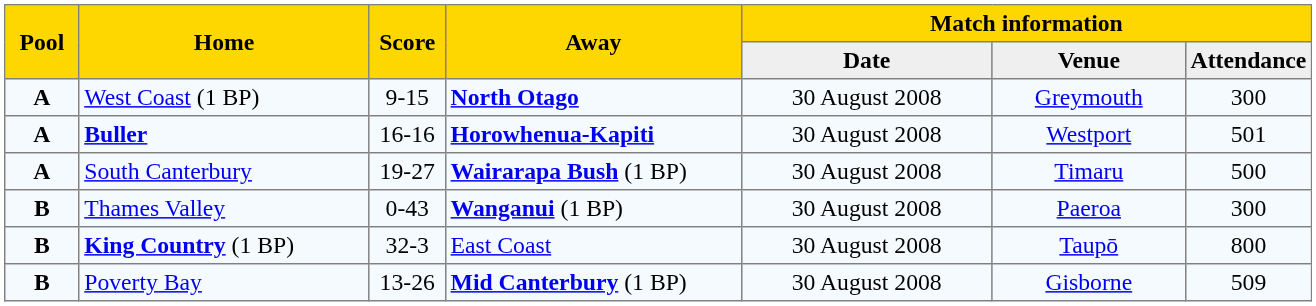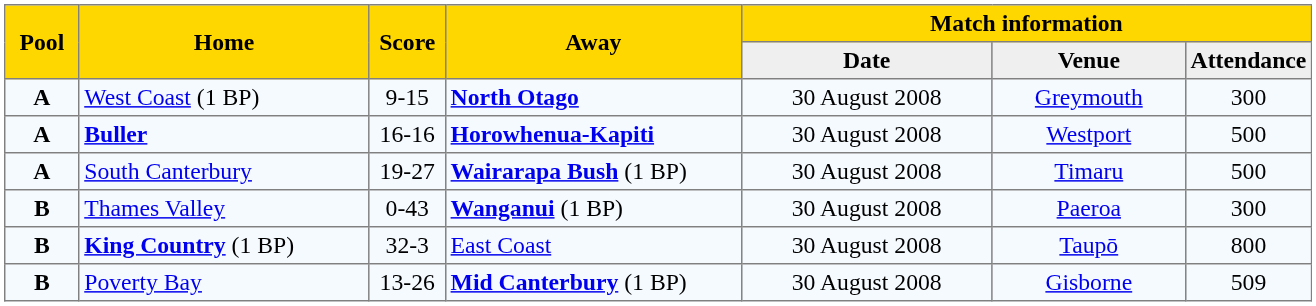(1248, 134) 501 -> (1248, 134) 500
